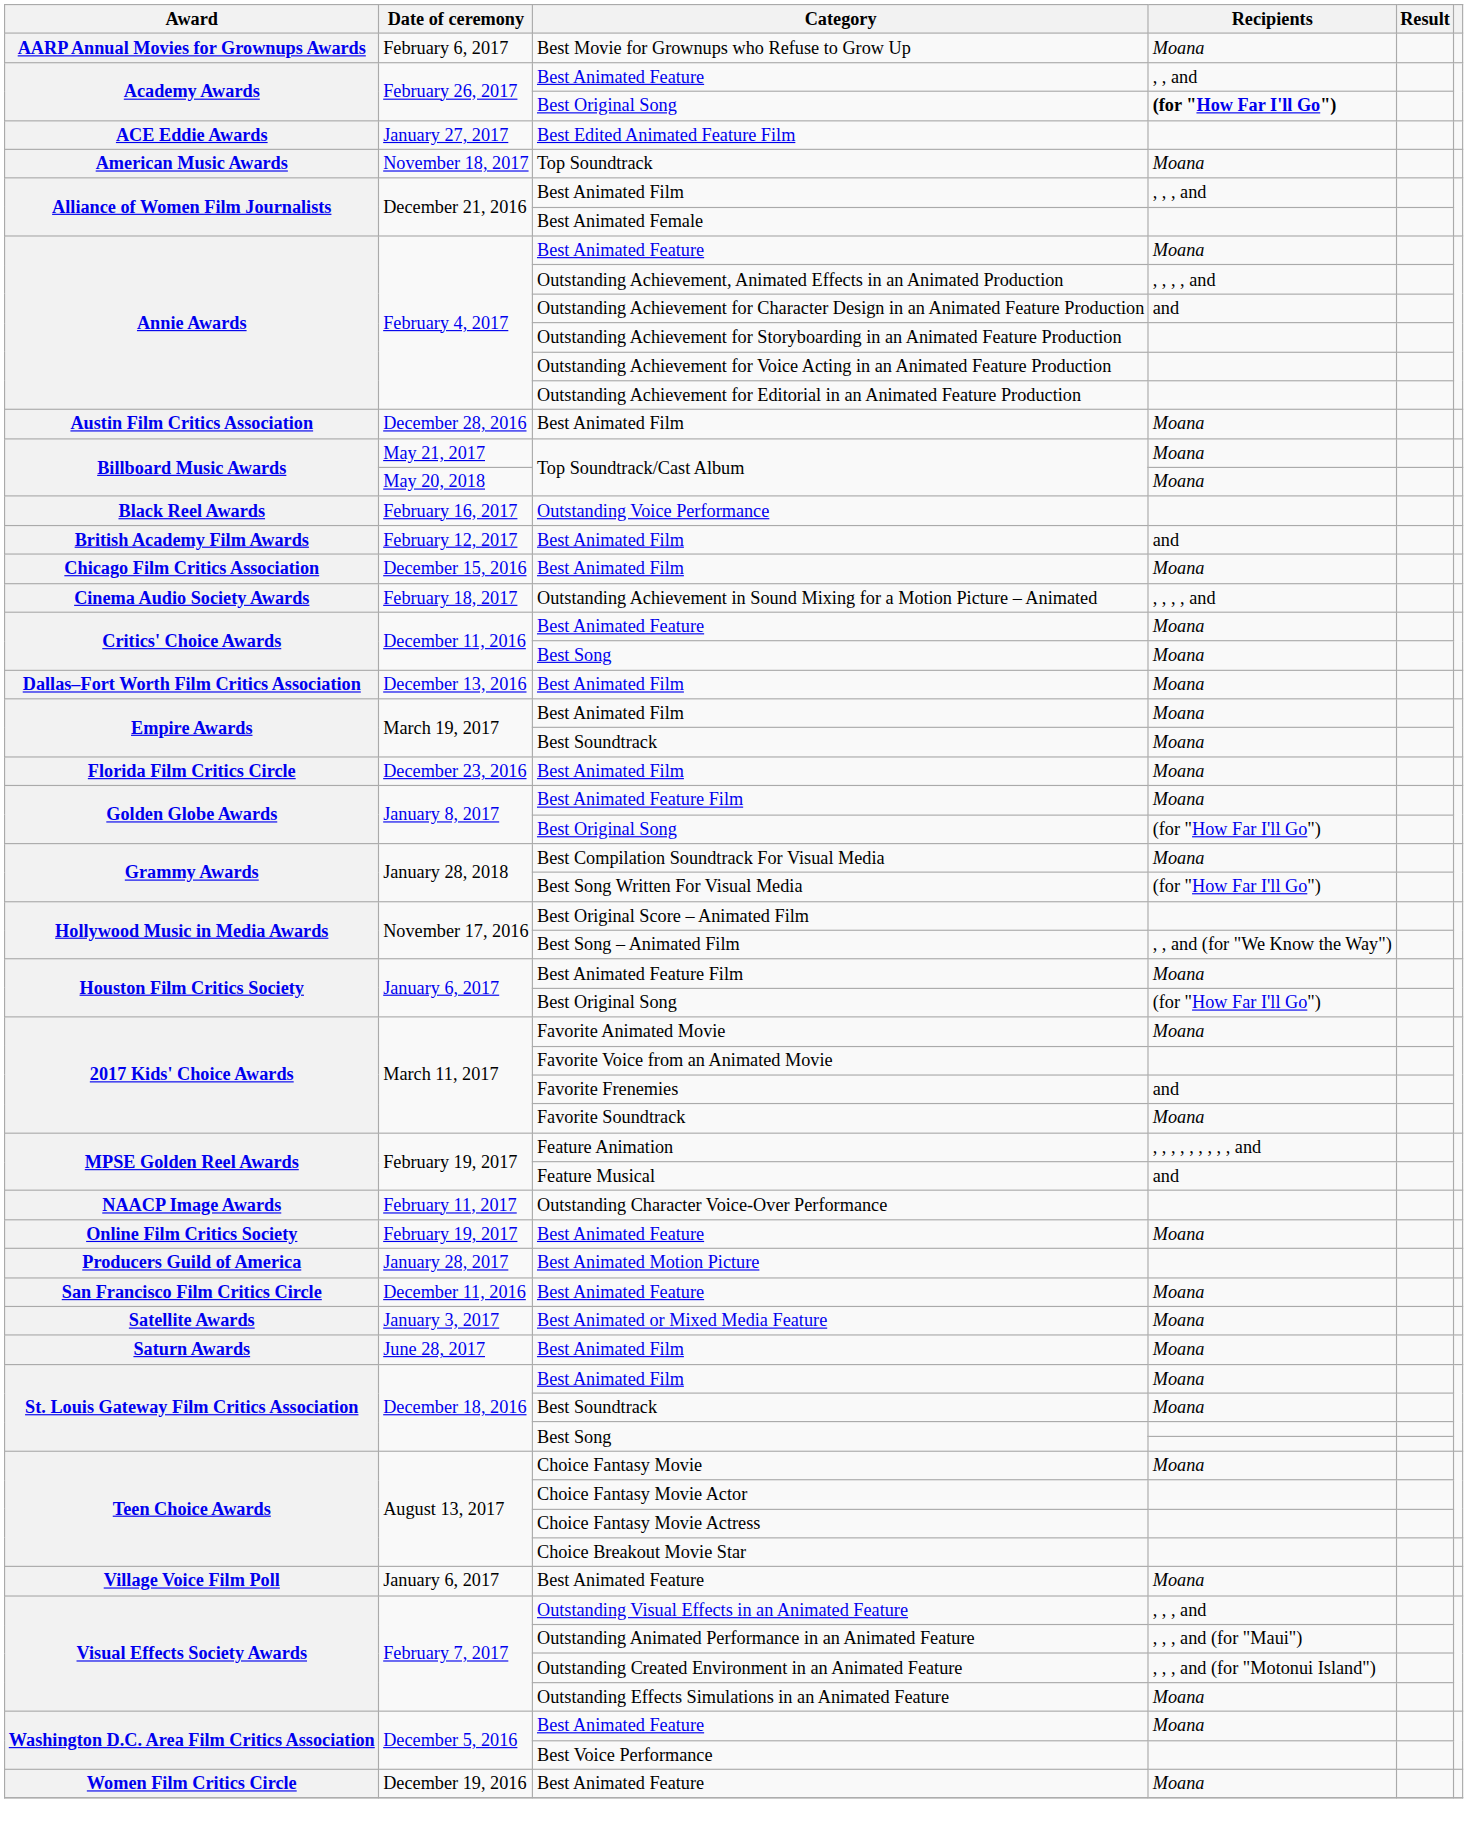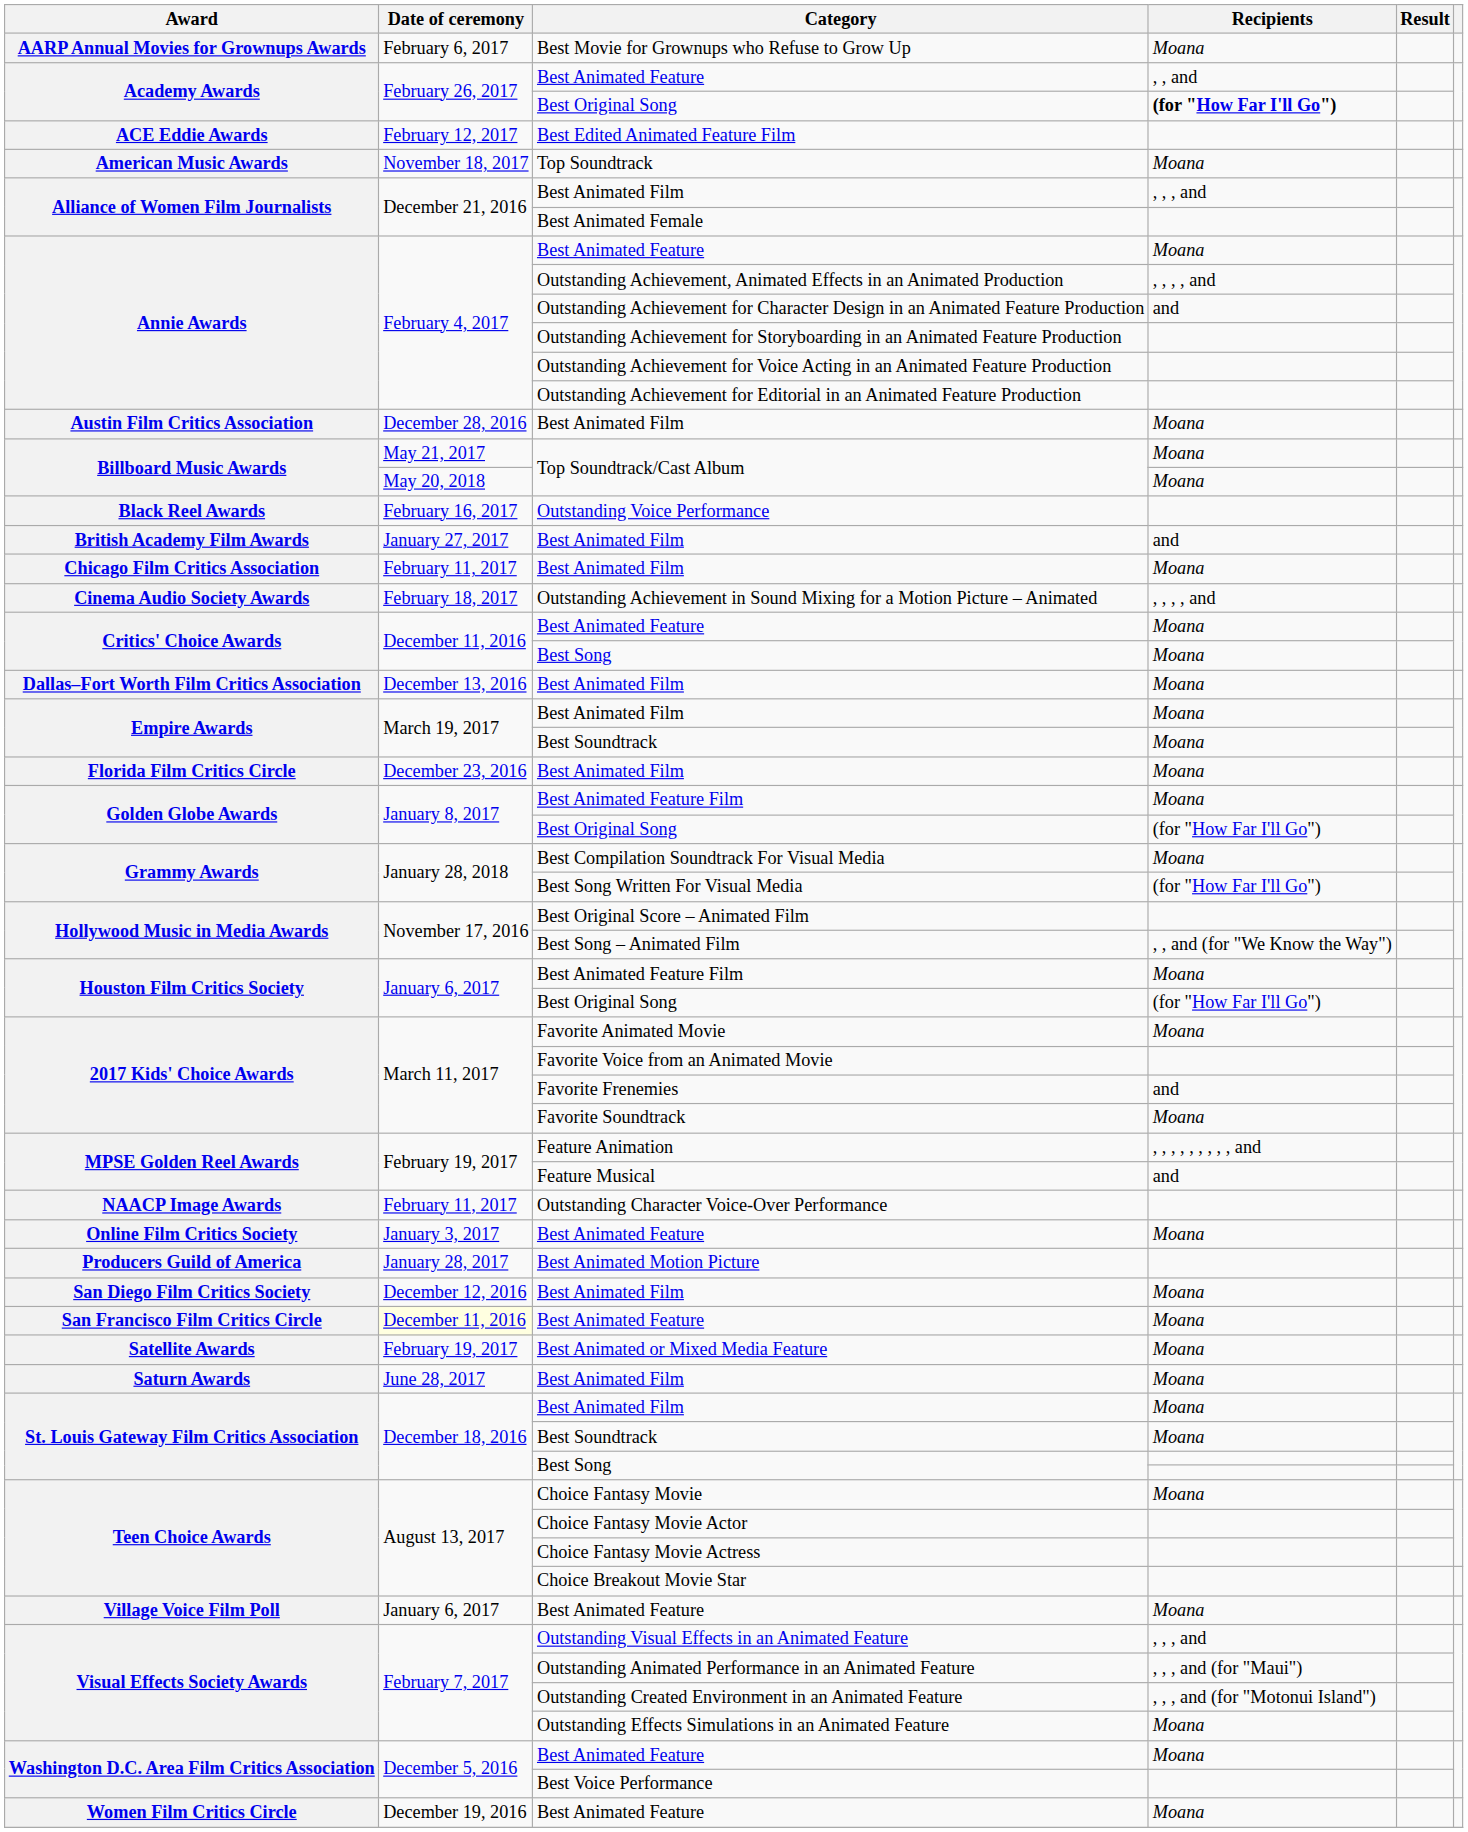(446, 134) January 27, 2017 -> (450, 134) February 12, 2017
(450, 539) February 12, 2017 -> (446, 539) January 27, 2017
(455, 568) December 15, 2016 -> (450, 568) February 11, 2017
(450, 1233) February 19, 2017 -> (441, 1233) January 3, 2017
+ row: (192, 1291)
(455, 1291) no background -> (455, 1320) lightyellow background
(441, 1320) January 3, 2017 -> (450, 1349) February 19, 2017
